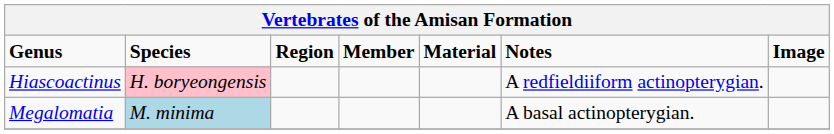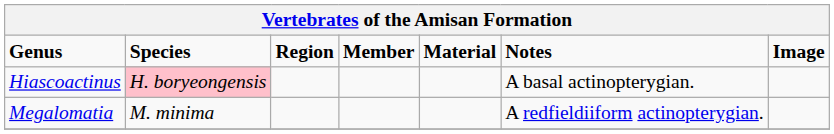(634, 81) A redfieldiiform actinopterygian. -> (600, 81) A basal actinopterygian.
(172, 112) lightblue background -> (172, 112) no background
(600, 112) A basal actinopterygian. -> (634, 112) A redfieldiiform actinopterygian.
